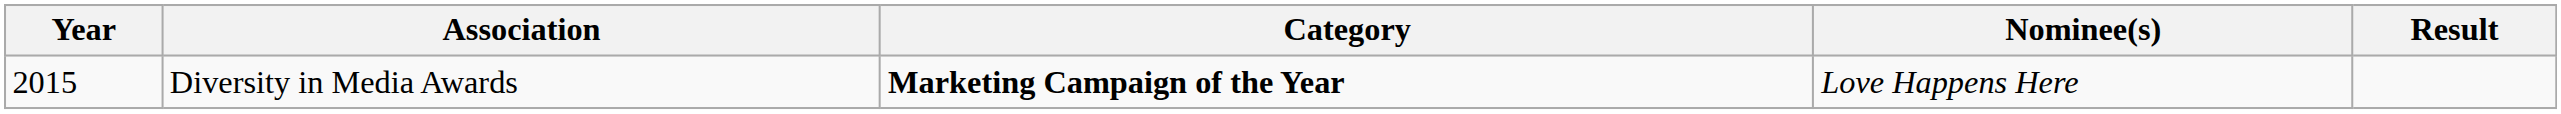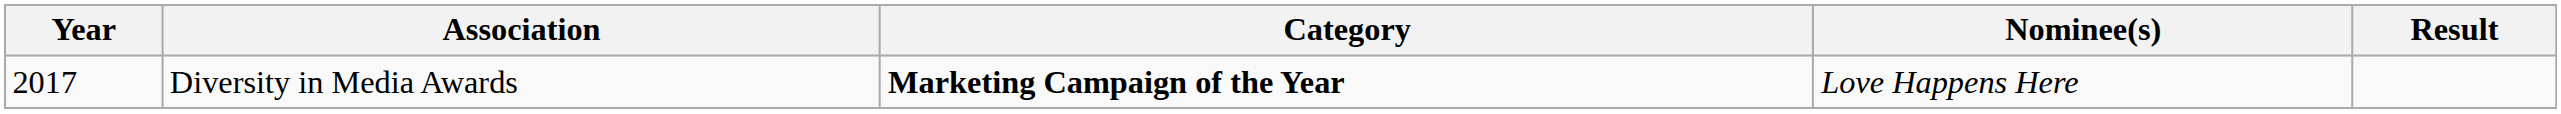(45, 81) 2015 -> (45, 81) 2017
